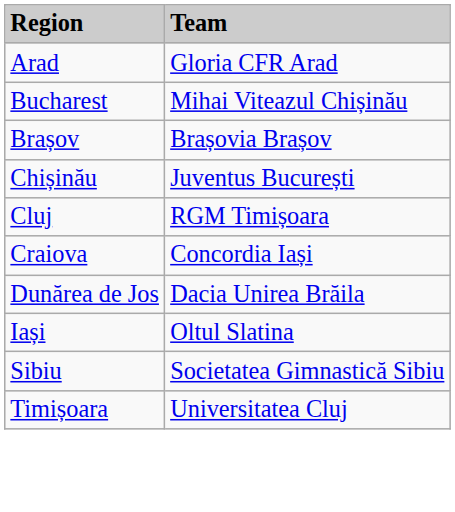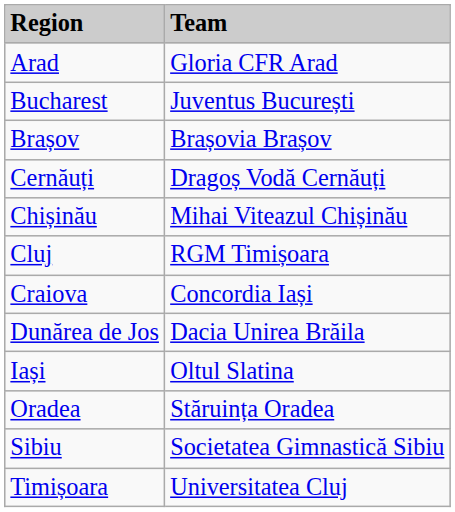(289, 100) Mihai Viteazul Chișinău -> (262, 100) Juventus București
+ row: (52, 178)
(262, 178) Juventus București -> (289, 216) Mihai Viteazul Chișinău
+ row: (45, 409)
